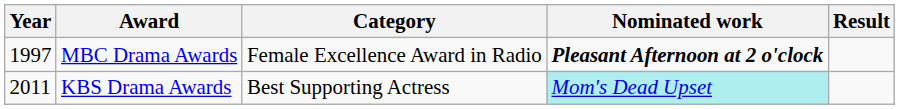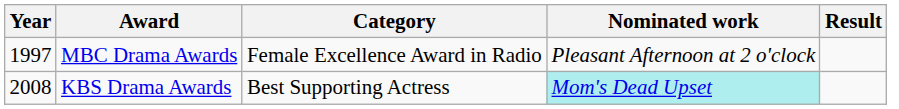(687, 54) bold -> (683, 54) normal
(30, 87) 2011 -> (30, 87) 2008
